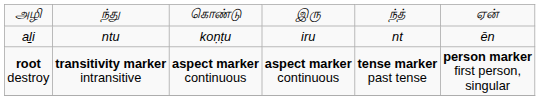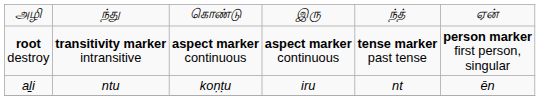rows swapped: (28, 36) <-> (28, 71)
